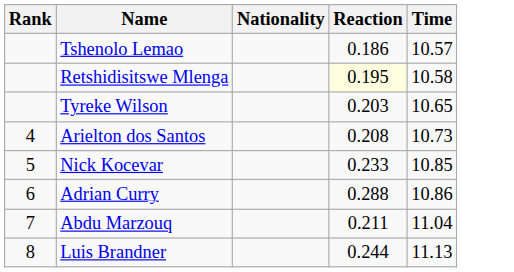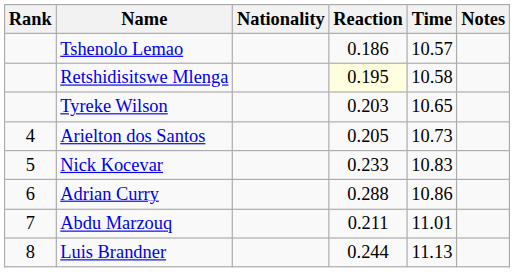+ column: (483, 19)
(368, 135) 0.208 -> (368, 135) 0.205
(432, 164) 10.85 -> (432, 164) 10.83
(432, 223) 11.04 -> (432, 223) 11.01
